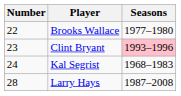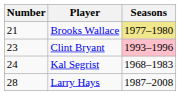(12, 30) 22 -> (12, 30) 21
(149, 30) no background -> (149, 30) khaki background
